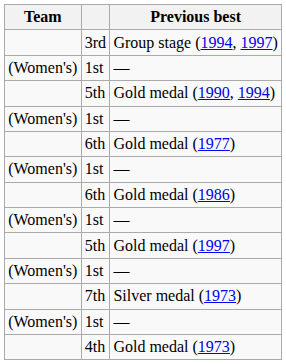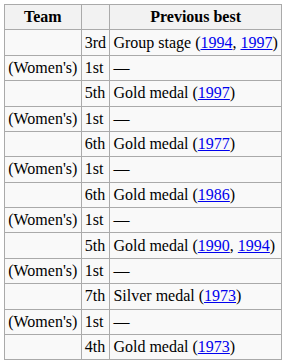rows swapped: (95, 245) <-> (95, 93)
